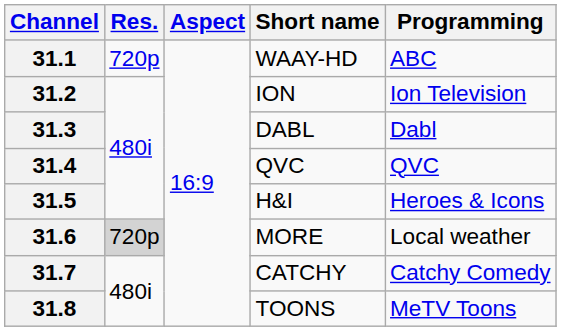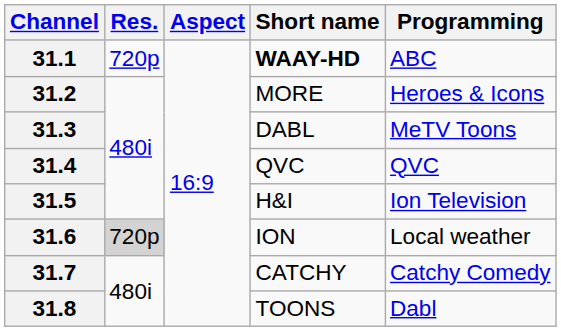(307, 58) normal -> (308, 58) bold
(276, 93) ION -> (289, 93) MORE
(458, 93) Ion Television -> (467, 93) Heroes & Icons
(413, 129) Dabl -> (453, 129) MeTV Toons
(467, 201) Heroes & Icons -> (458, 201) Ion Television
(289, 237) MORE -> (276, 237) ION
(453, 308) MeTV Toons -> (413, 308) Dabl
